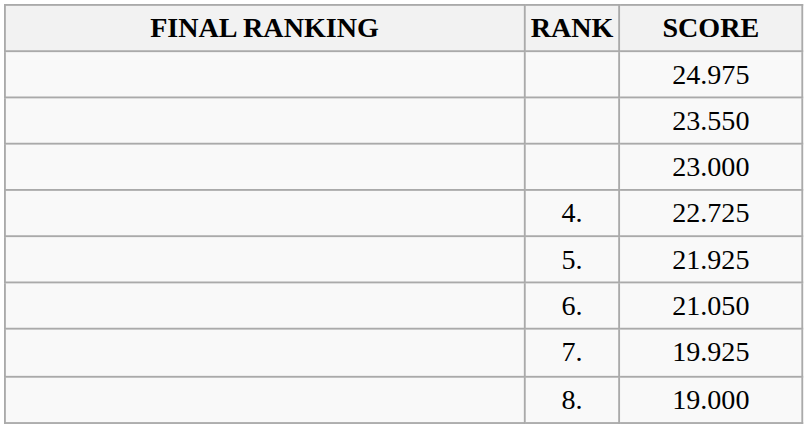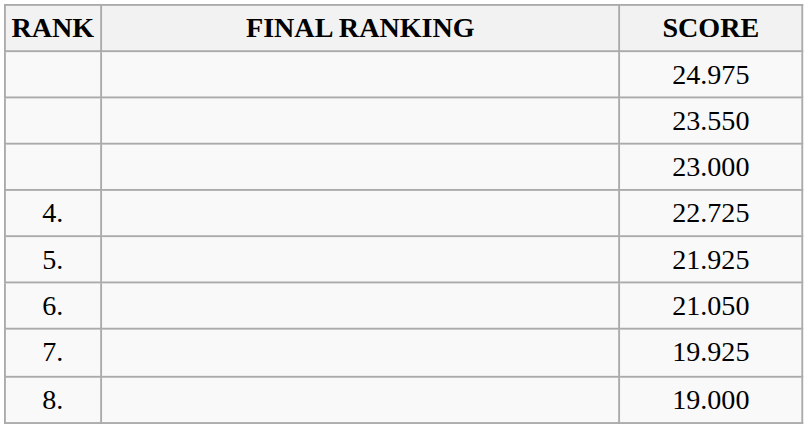columns swapped: (572, 27) <-> (265, 27)
